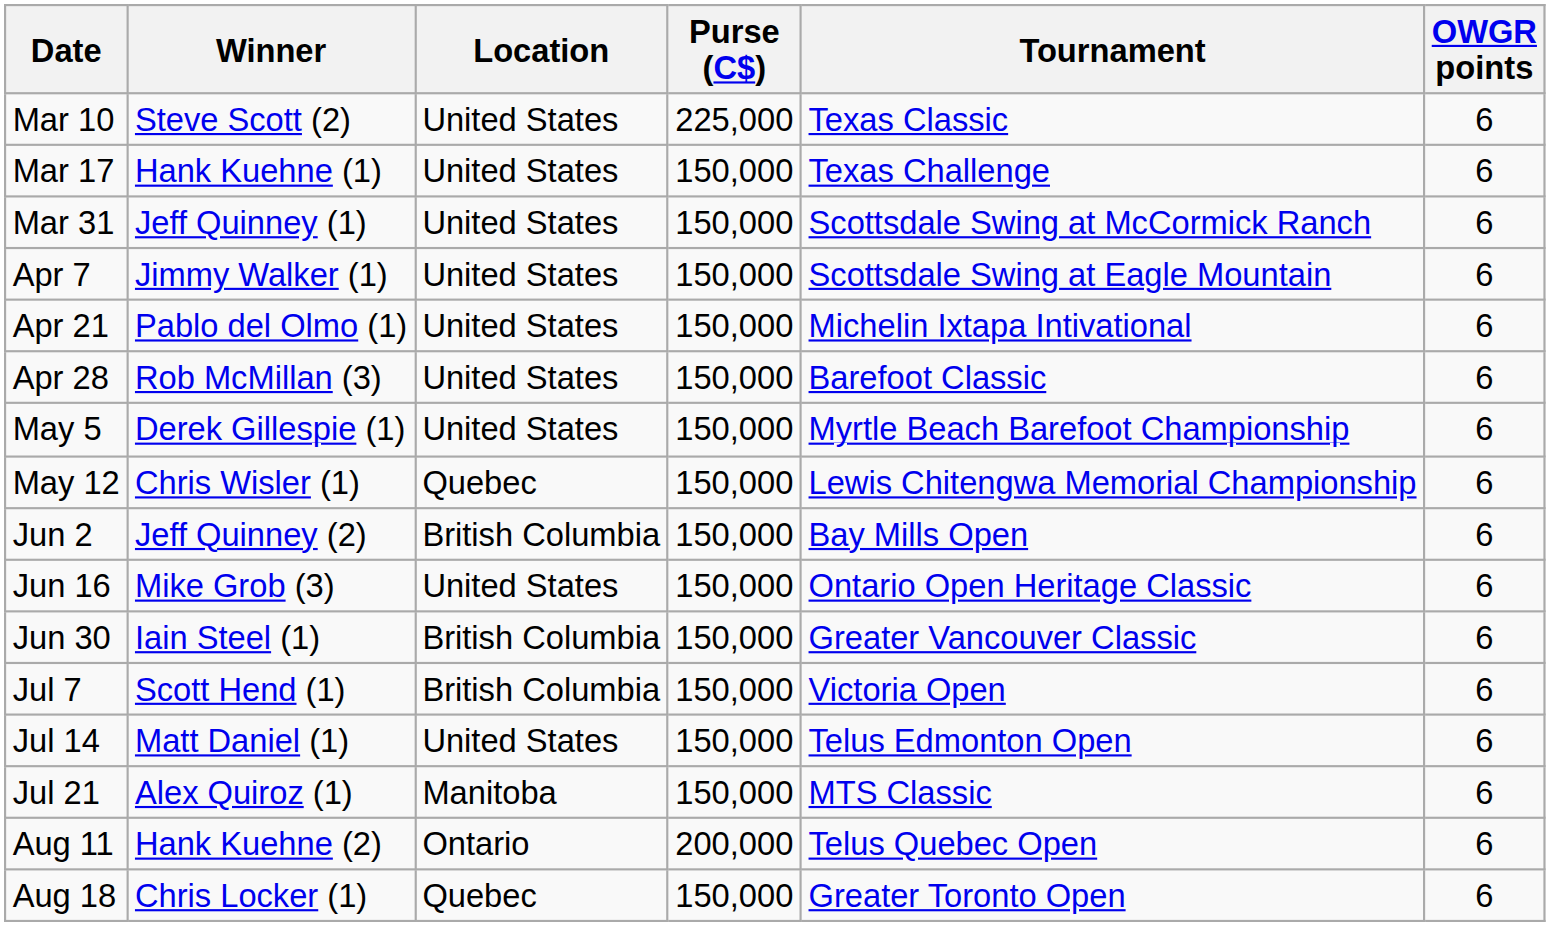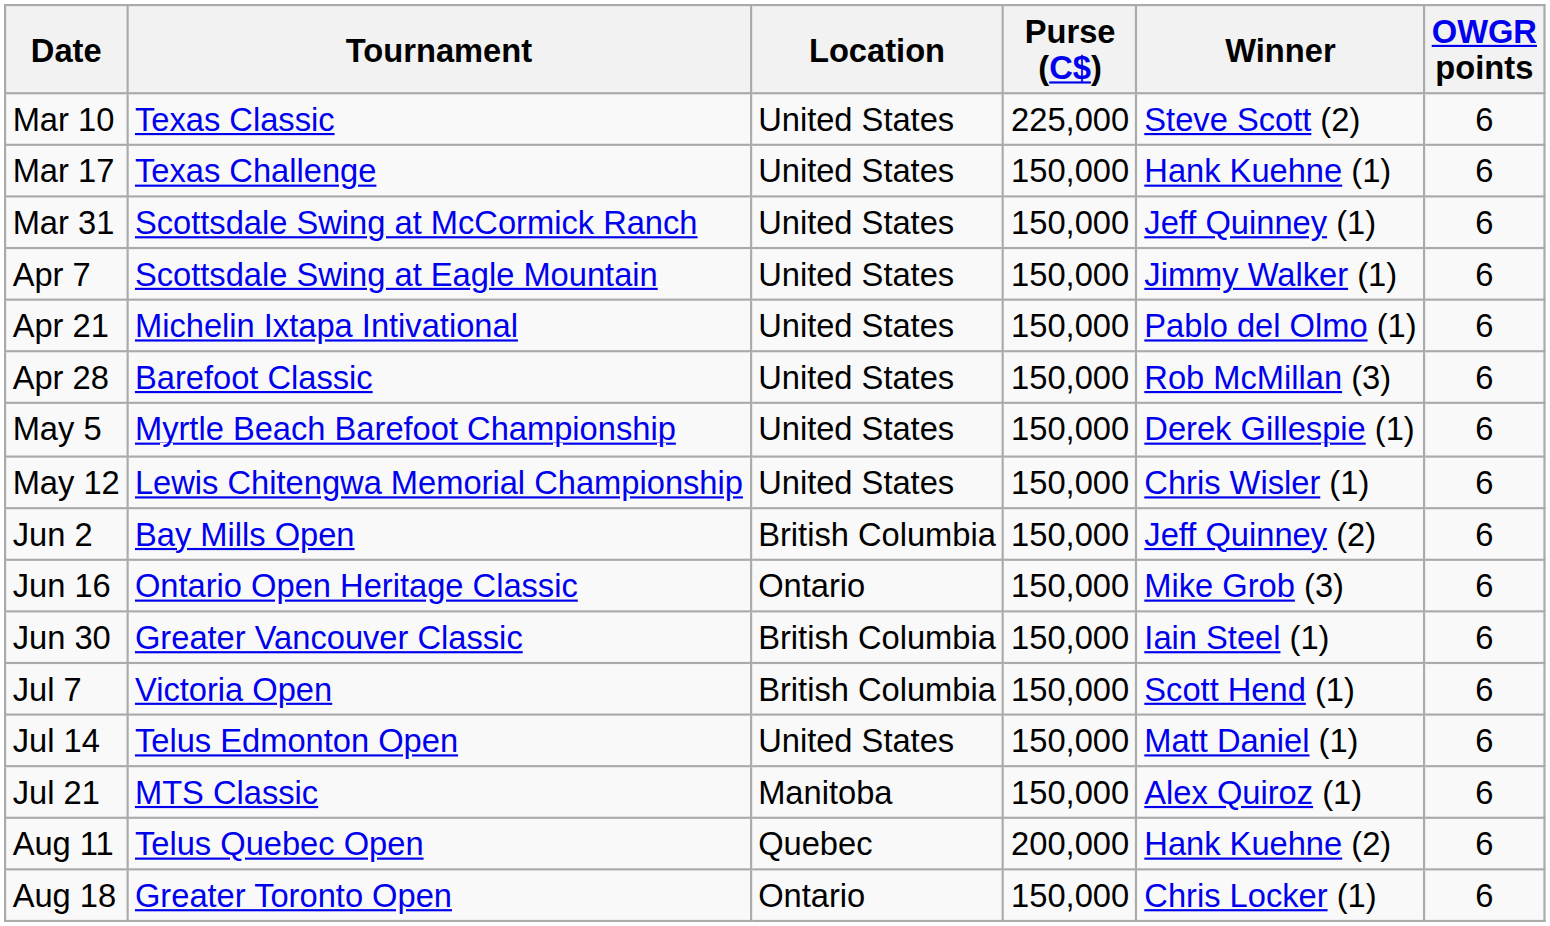columns swapped: (1113, 49) <-> (271, 49)
(480, 482) Quebec -> (856, 482) United States
(520, 585) United States -> (812, 585) Ontario
(476, 844) Ontario -> (815, 844) Quebec
(480, 895) Quebec -> (812, 895) Ontario
